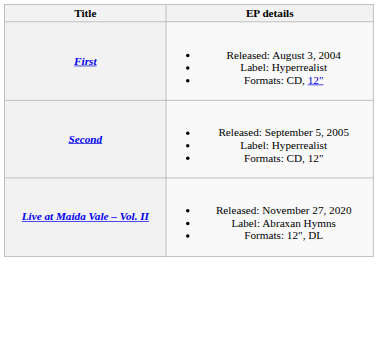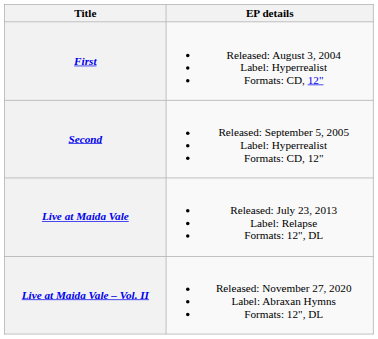+ row: (85, 217)
